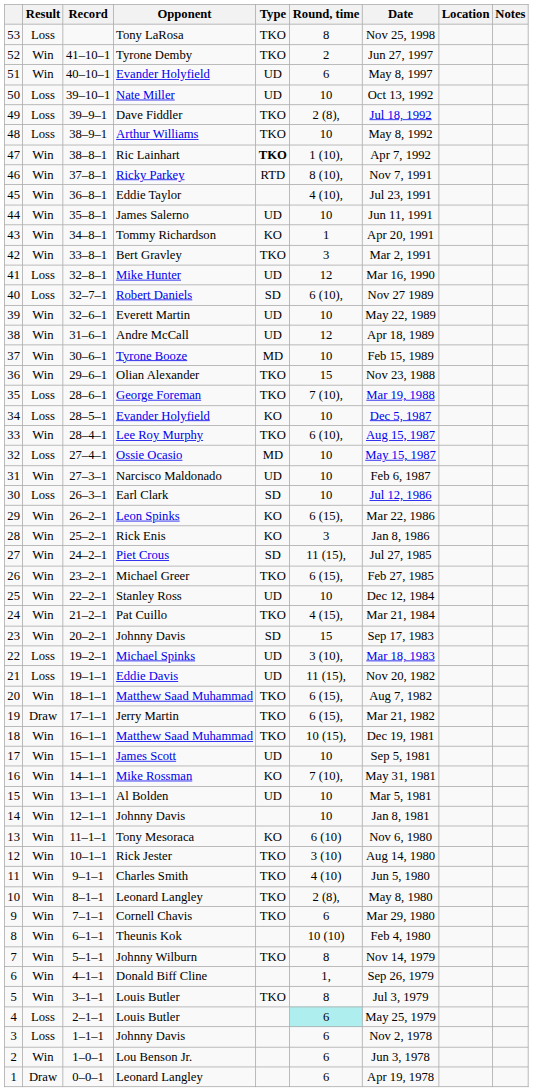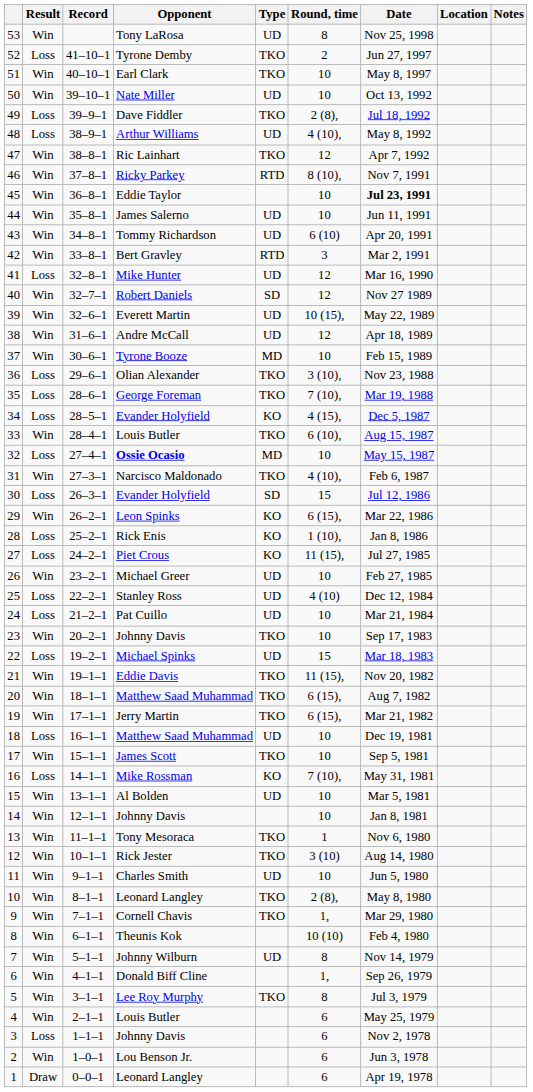(43, 34) Loss -> (43, 34) Win
(273, 34) TKO -> (272, 34) UD
(43, 54) Win -> (43, 54) Loss
(163, 74) Evander Holyfield -> (142, 74) Earl Clark
(273, 74) UD -> (272, 74) TKO
(326, 74) 6 -> (324, 74) 10
(43, 94) Loss -> (43, 94) Win
(273, 134) TKO -> (272, 134) UD
(326, 134) 10 -> (324, 134) 4 (10),
(273, 154) bold -> (272, 154) normal
(326, 154) 1 (10), -> (324, 154) 12
(326, 194) 4 (10), -> (324, 194) 10
(401, 194) normal -> (399, 194) bold
(273, 235) KO -> (272, 235) UD
(326, 235) 1 -> (324, 235) 6 (10)
(273, 255) TKO -> (272, 255) RTD
(43, 295) Loss -> (43, 295) Win
(326, 295) 6 (10), -> (324, 295) 12
(326, 315) 10 -> (324, 315) 10 (15),
(43, 375) Win -> (43, 375) Loss
(326, 375) 15 -> (324, 375) 3 (10),
(326, 415) 10 -> (324, 415) 4 (15),
(160, 435) Lee Roy Murphy -> (148, 435) Louis Butler
(149, 455) normal -> (150, 455) bold
(273, 475) UD -> (272, 475) TKO
(326, 475) 10 -> (324, 475) 4 (10),
(142, 495) Earl Clark -> (163, 495) Evander Holyfield
(326, 495) 10 -> (324, 495) 15
(43, 535) Win -> (43, 535) Loss
(326, 535) 3 -> (324, 535) 1 (10),
(43, 555) Win -> (43, 555) Loss
(273, 555) SD -> (272, 555) KO
(273, 575) TKO -> (272, 575) UD
(326, 575) 6 (15), -> (324, 575) 10
(43, 595) Win -> (43, 595) Loss
(326, 595) 10 -> (324, 595) 4 (10)
(43, 615) Win -> (43, 615) Loss
(273, 615) TKO -> (272, 615) UD
(326, 615) 4 (15), -> (324, 615) 10
(273, 635) SD -> (272, 635) TKO
(326, 635) 15 -> (324, 635) 10
(326, 656) 3 (10), -> (324, 656) 15
(43, 676) Loss -> (43, 676) Win
(273, 676) UD -> (272, 676) TKO
(43, 716) Draw -> (43, 716) Win
(43, 736) Win -> (43, 736) Loss
(273, 736) TKO -> (272, 736) UD
(326, 736) 10 (15), -> (324, 736) 10
(273, 756) UD -> (272, 756) TKO
(43, 776) Win -> (43, 776) Loss
(273, 836) KO -> (272, 836) TKO
(326, 836) 6 (10) -> (324, 836) 1
(273, 876) TKO -> (272, 876) UD
(326, 876) 4 (10) -> (324, 876) 10
(326, 916) 6 -> (324, 916) 1,
(273, 956) TKO -> (272, 956) UD
(148, 996) Louis Butler -> (160, 996) Lee Roy Murphy
(43, 1016) Loss -> (43, 1016) Win
(326, 1016) paleturquoise background -> (324, 1016) no background
